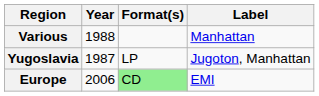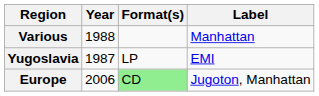(250, 58) Jugoton, Manhattan -> (202, 58) EMI
(202, 79) EMI -> (250, 79) Jugoton, Manhattan
